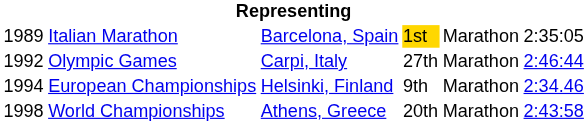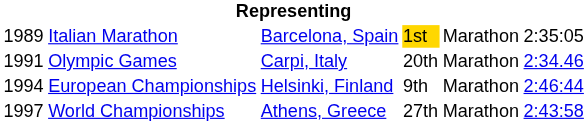(24, 61) 1992 -> (24, 61) 1991
(421, 61) 27th -> (421, 61) 20th
(554, 61) 2:46:44 -> (554, 61) 2:34.46
(554, 86) 2:34.46 -> (554, 86) 2:46:44
(24, 110) 1998 -> (24, 110) 1997
(421, 110) 20th -> (421, 110) 27th
